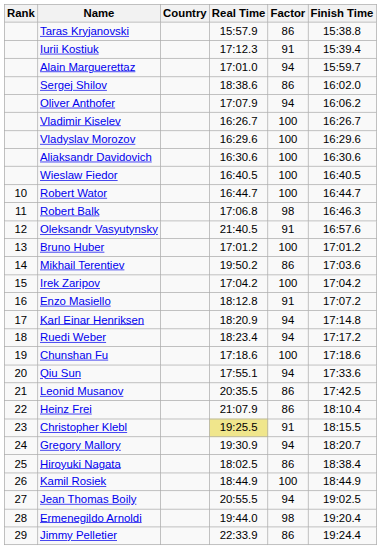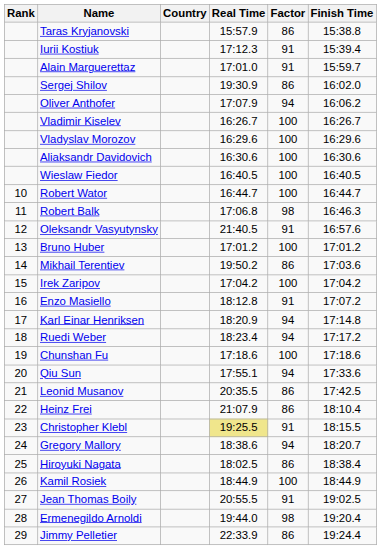(288, 67) 94 -> (288, 67) 91
(239, 85) 18:38.6 -> (239, 85) 19:30.9
(239, 445) 19:30.9 -> (239, 445) 18:38.6
(288, 499) 94 -> (288, 499) 91
